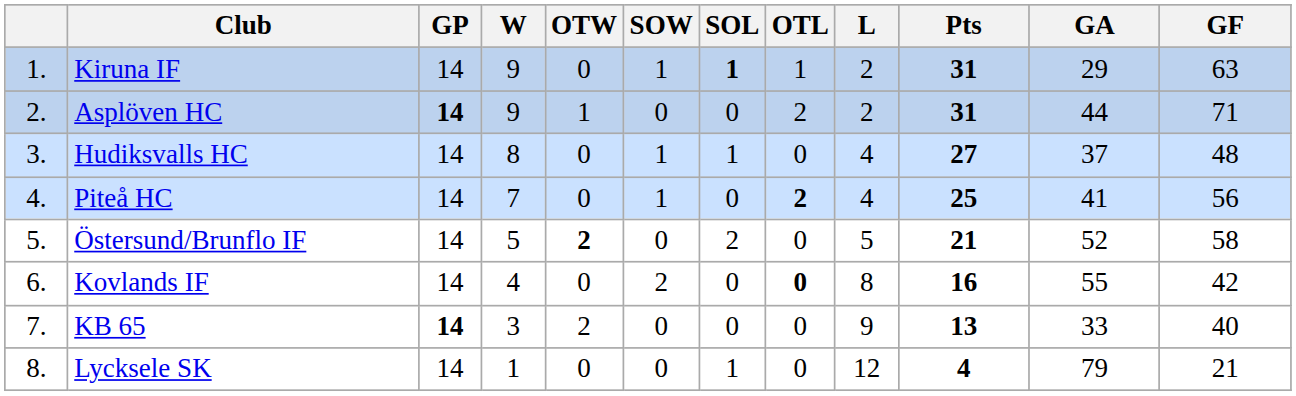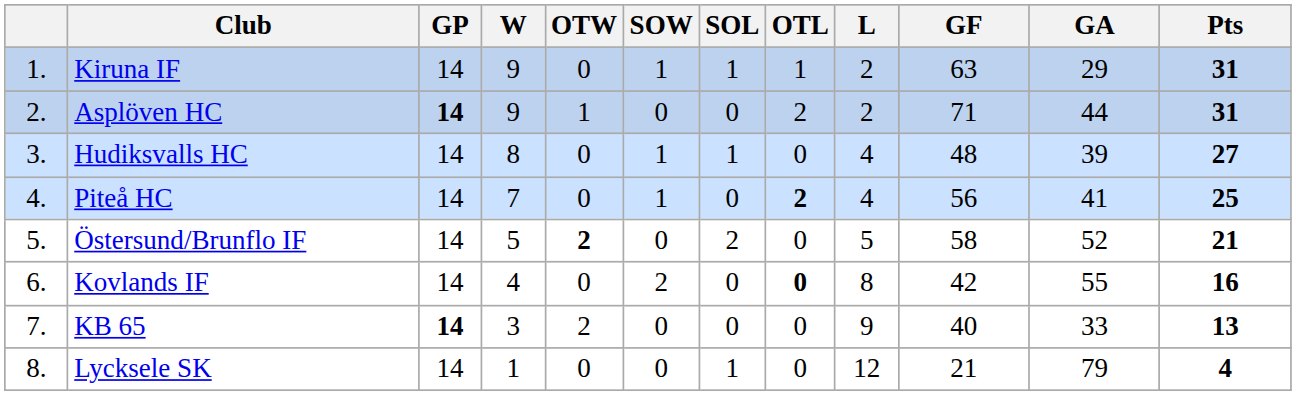columns swapped: (1225, 25) <-> (964, 25)
(732, 68) bold -> (732, 68) normal
(1094, 154) 37 -> (1094, 154) 39
